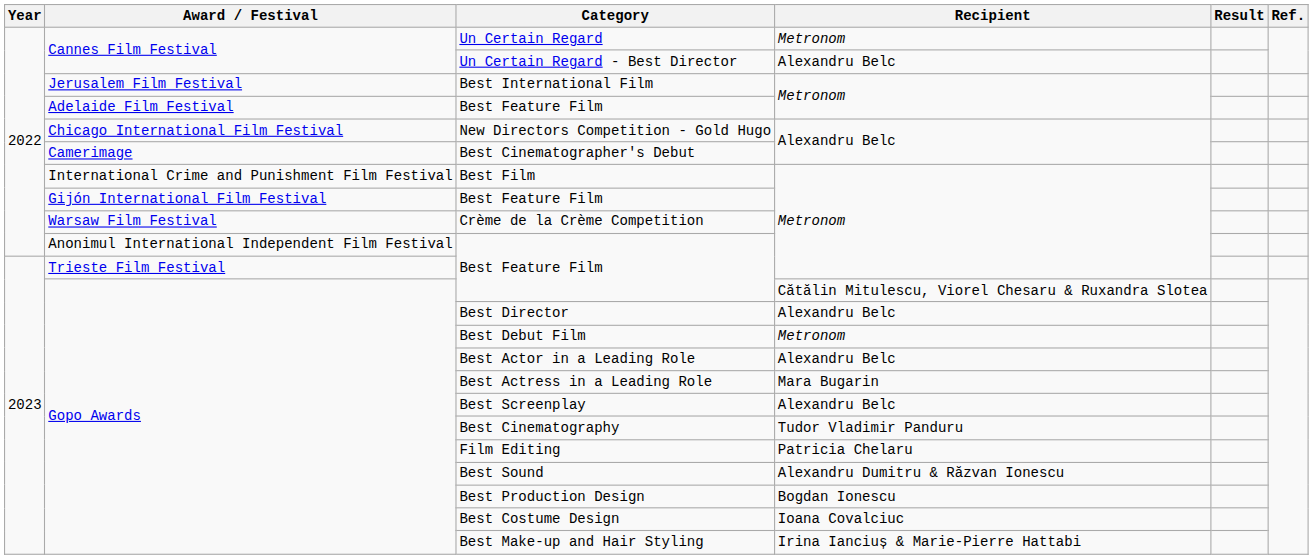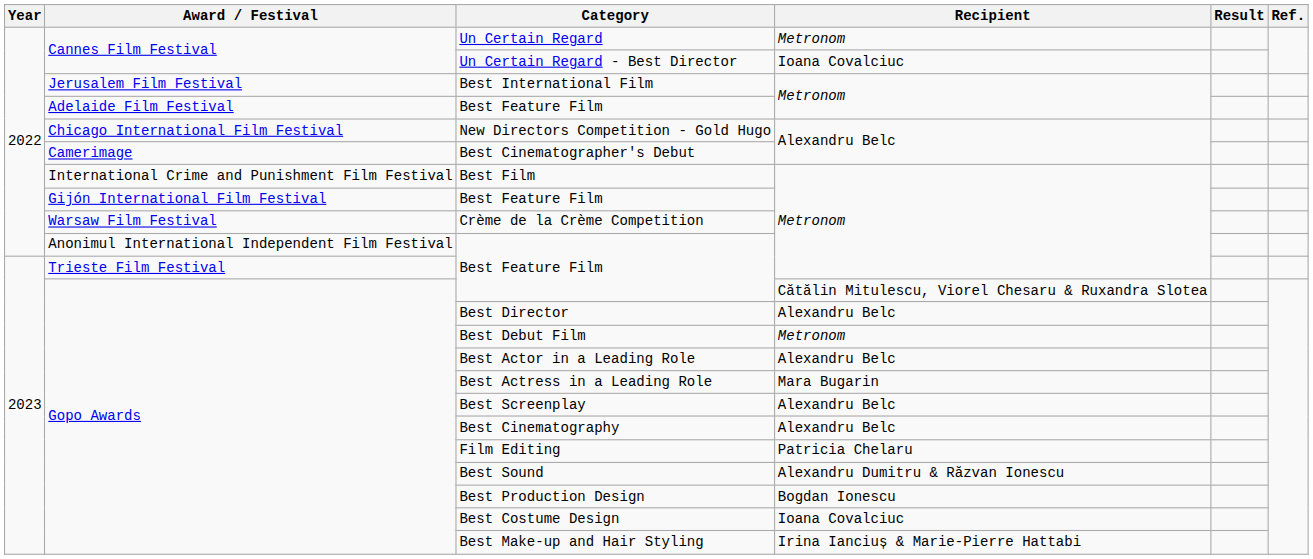(837, 62) Alexandru Belc -> (841, 62) Ioana Covalciuc
(871, 428) Tudor Vladimir Panduru -> (837, 428) Alexandru Belc
